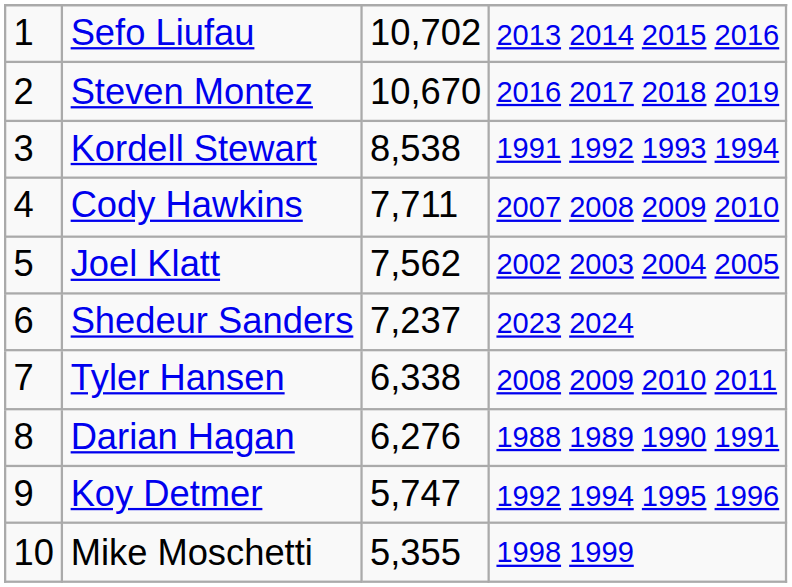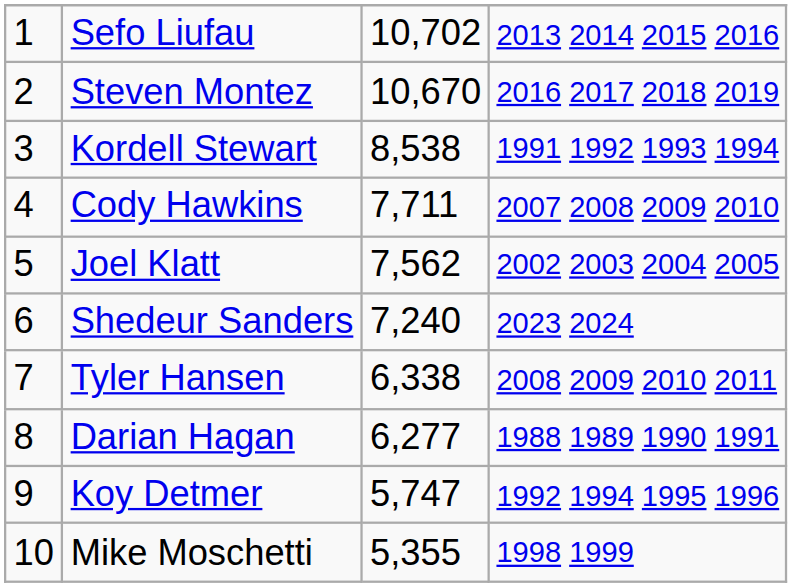(416, 321) 7,237 -> (416, 321) 7,240
(416, 436) 6,276 -> (416, 436) 6,277
